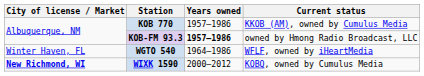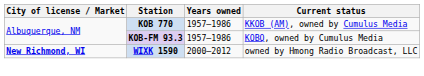(209, 38) bold -> (209, 38) normal
(331, 38) owned by Hmong Radio Broadcast, LLC -> (314, 38) KOBQ, owned by Cumulus Media
- row: (156, 51)
(314, 64) KOBQ, owned by Cumulus Media -> (331, 51) owned by Hmong Radio Broadcast, LLC
